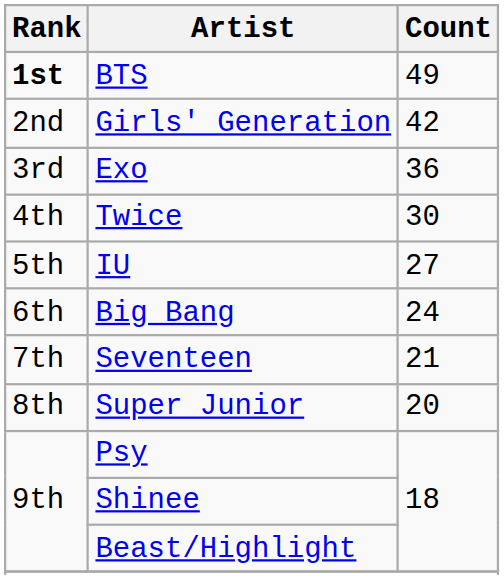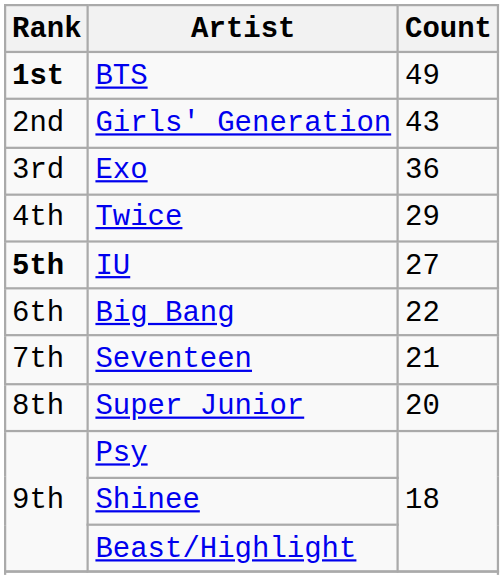(422, 123) 42 -> (422, 123) 43
(422, 218) 30 -> (422, 218) 29
(38, 265) normal -> (38, 265) bold
(422, 312) 24 -> (422, 312) 22
